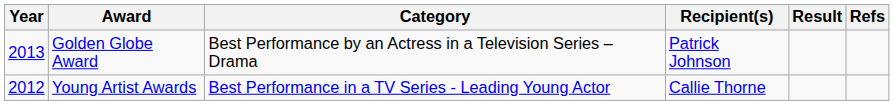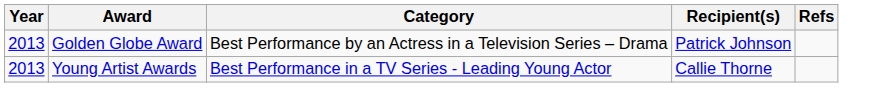- column: (817, 17)
(26, 87) 2012 -> (26, 69) 2013
